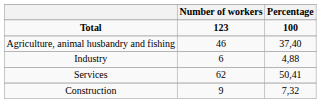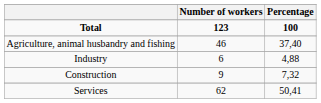rows swapped: (91, 91) <-> (91, 75)
